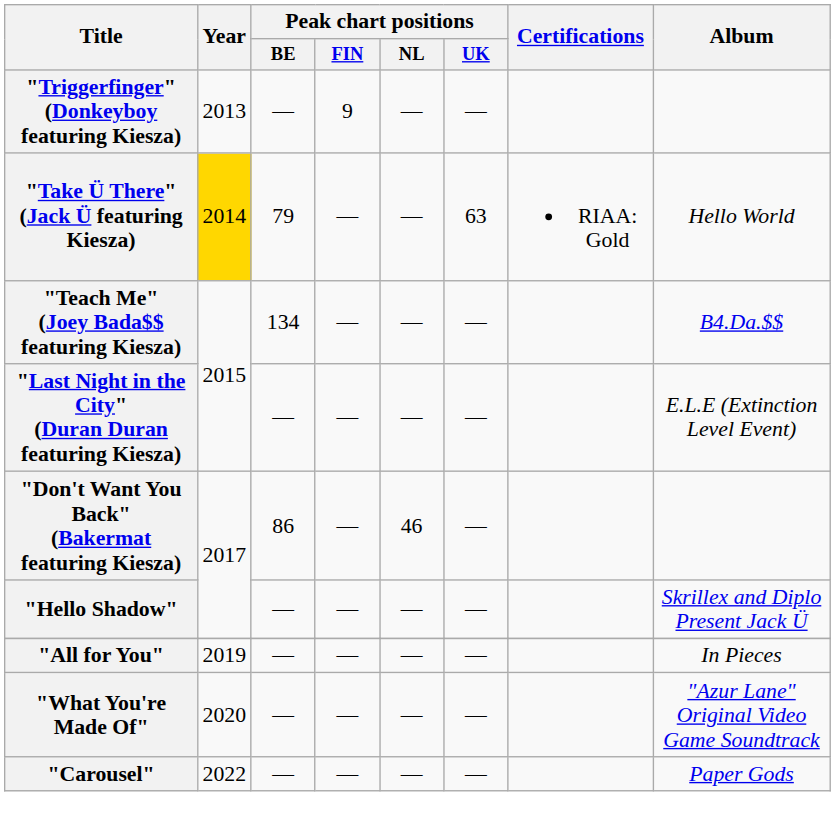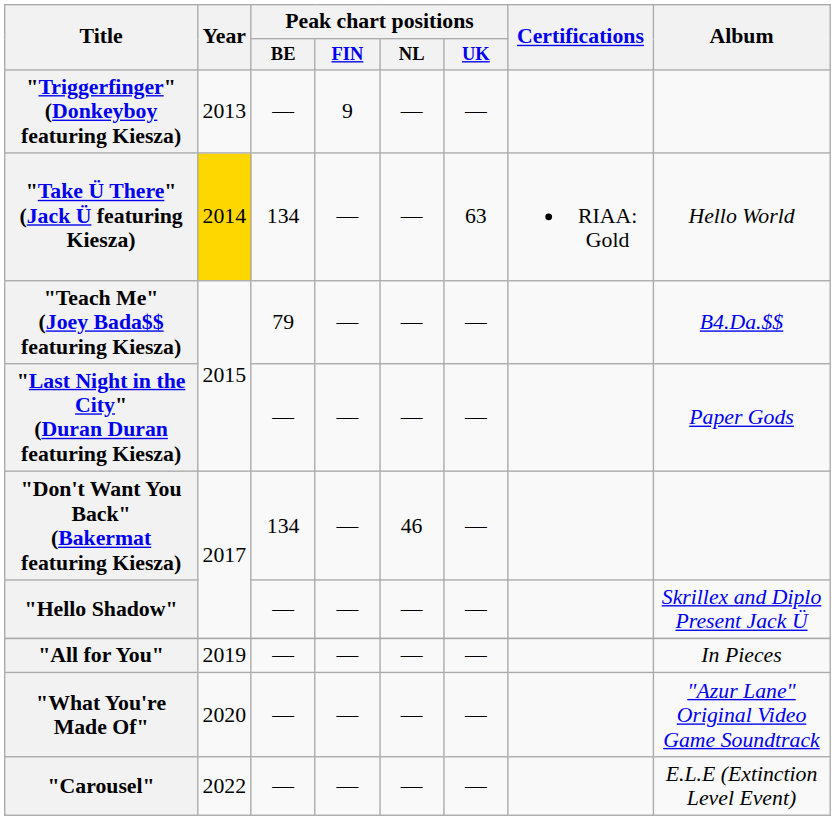(283, 216) 79 -> (283, 216) 134
(283, 321) 134 -> (283, 321) 79
(742, 417) E.L.E (Extinction Level Event) -> (742, 417) Paper Gods
(283, 525) 86 -> (283, 525) 134
(742, 773) Paper Gods -> (742, 785) E.L.E (Extinction Level Event)
